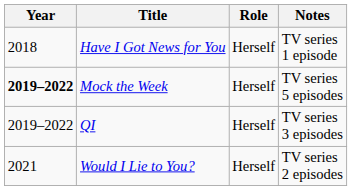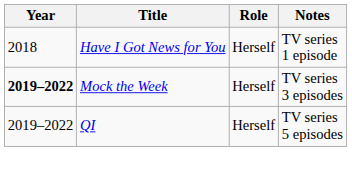(312, 86) TV series 5 episodes -> (312, 86) TV series 3 episodes
(312, 126) TV series 3 episodes -> (312, 126) TV series 5 episodes
- row: (137, 165)
